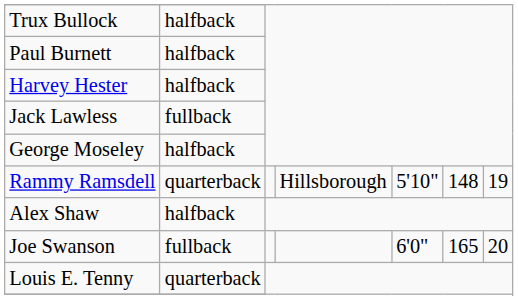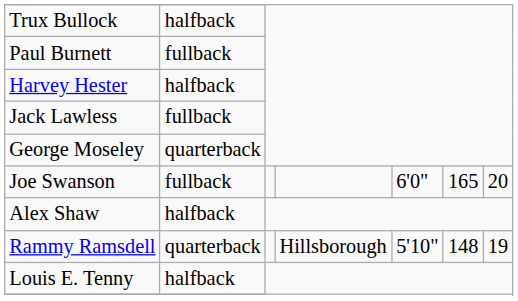(200, 52) halfback -> (198, 52) fullback
(200, 149) halfback -> (213, 149) quarterback
rows swapped: (82, 181) <-> (62, 246)
(213, 278) quarterback -> (200, 278) halfback
